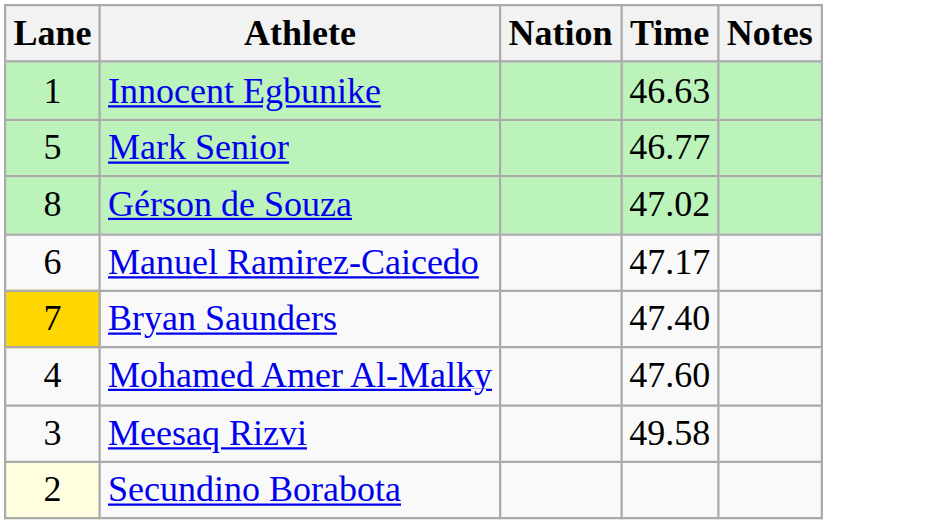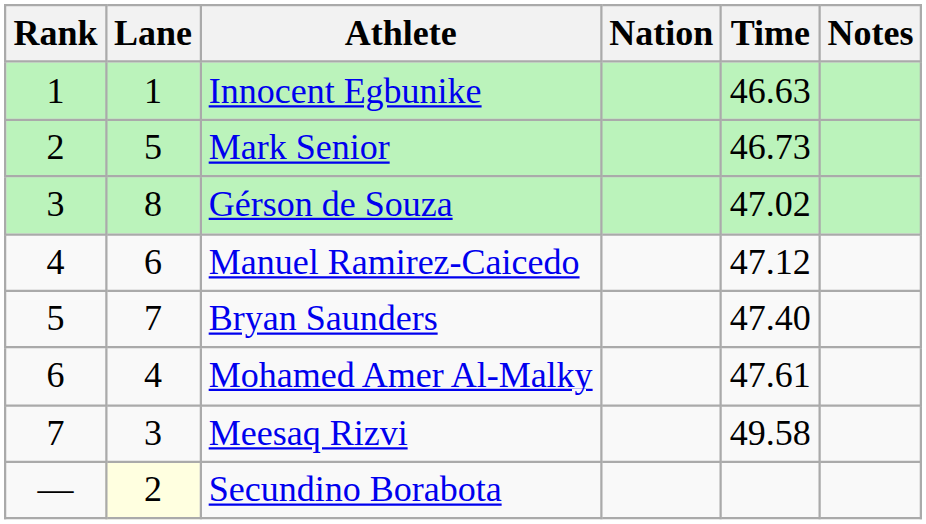+ column: (55, 33)
(670, 147) 46.77 -> (770, 147) 46.73
(670, 261) 47.17 -> (770, 261) 47.12
(52, 318) gold background -> (153, 318) no background
(670, 375) 47.60 -> (770, 375) 47.61
